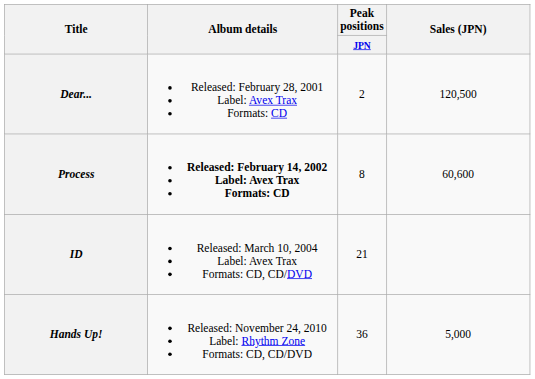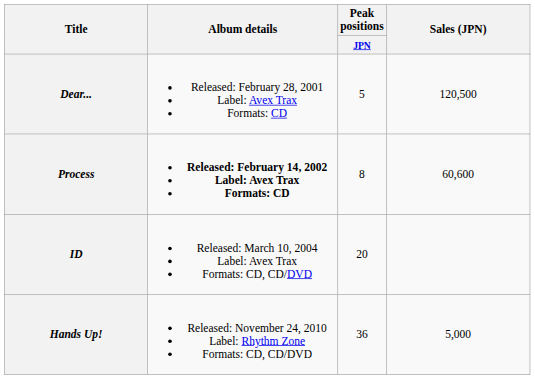(362, 94) 2 -> (362, 94) 5
(362, 254) 21 -> (362, 254) 20
